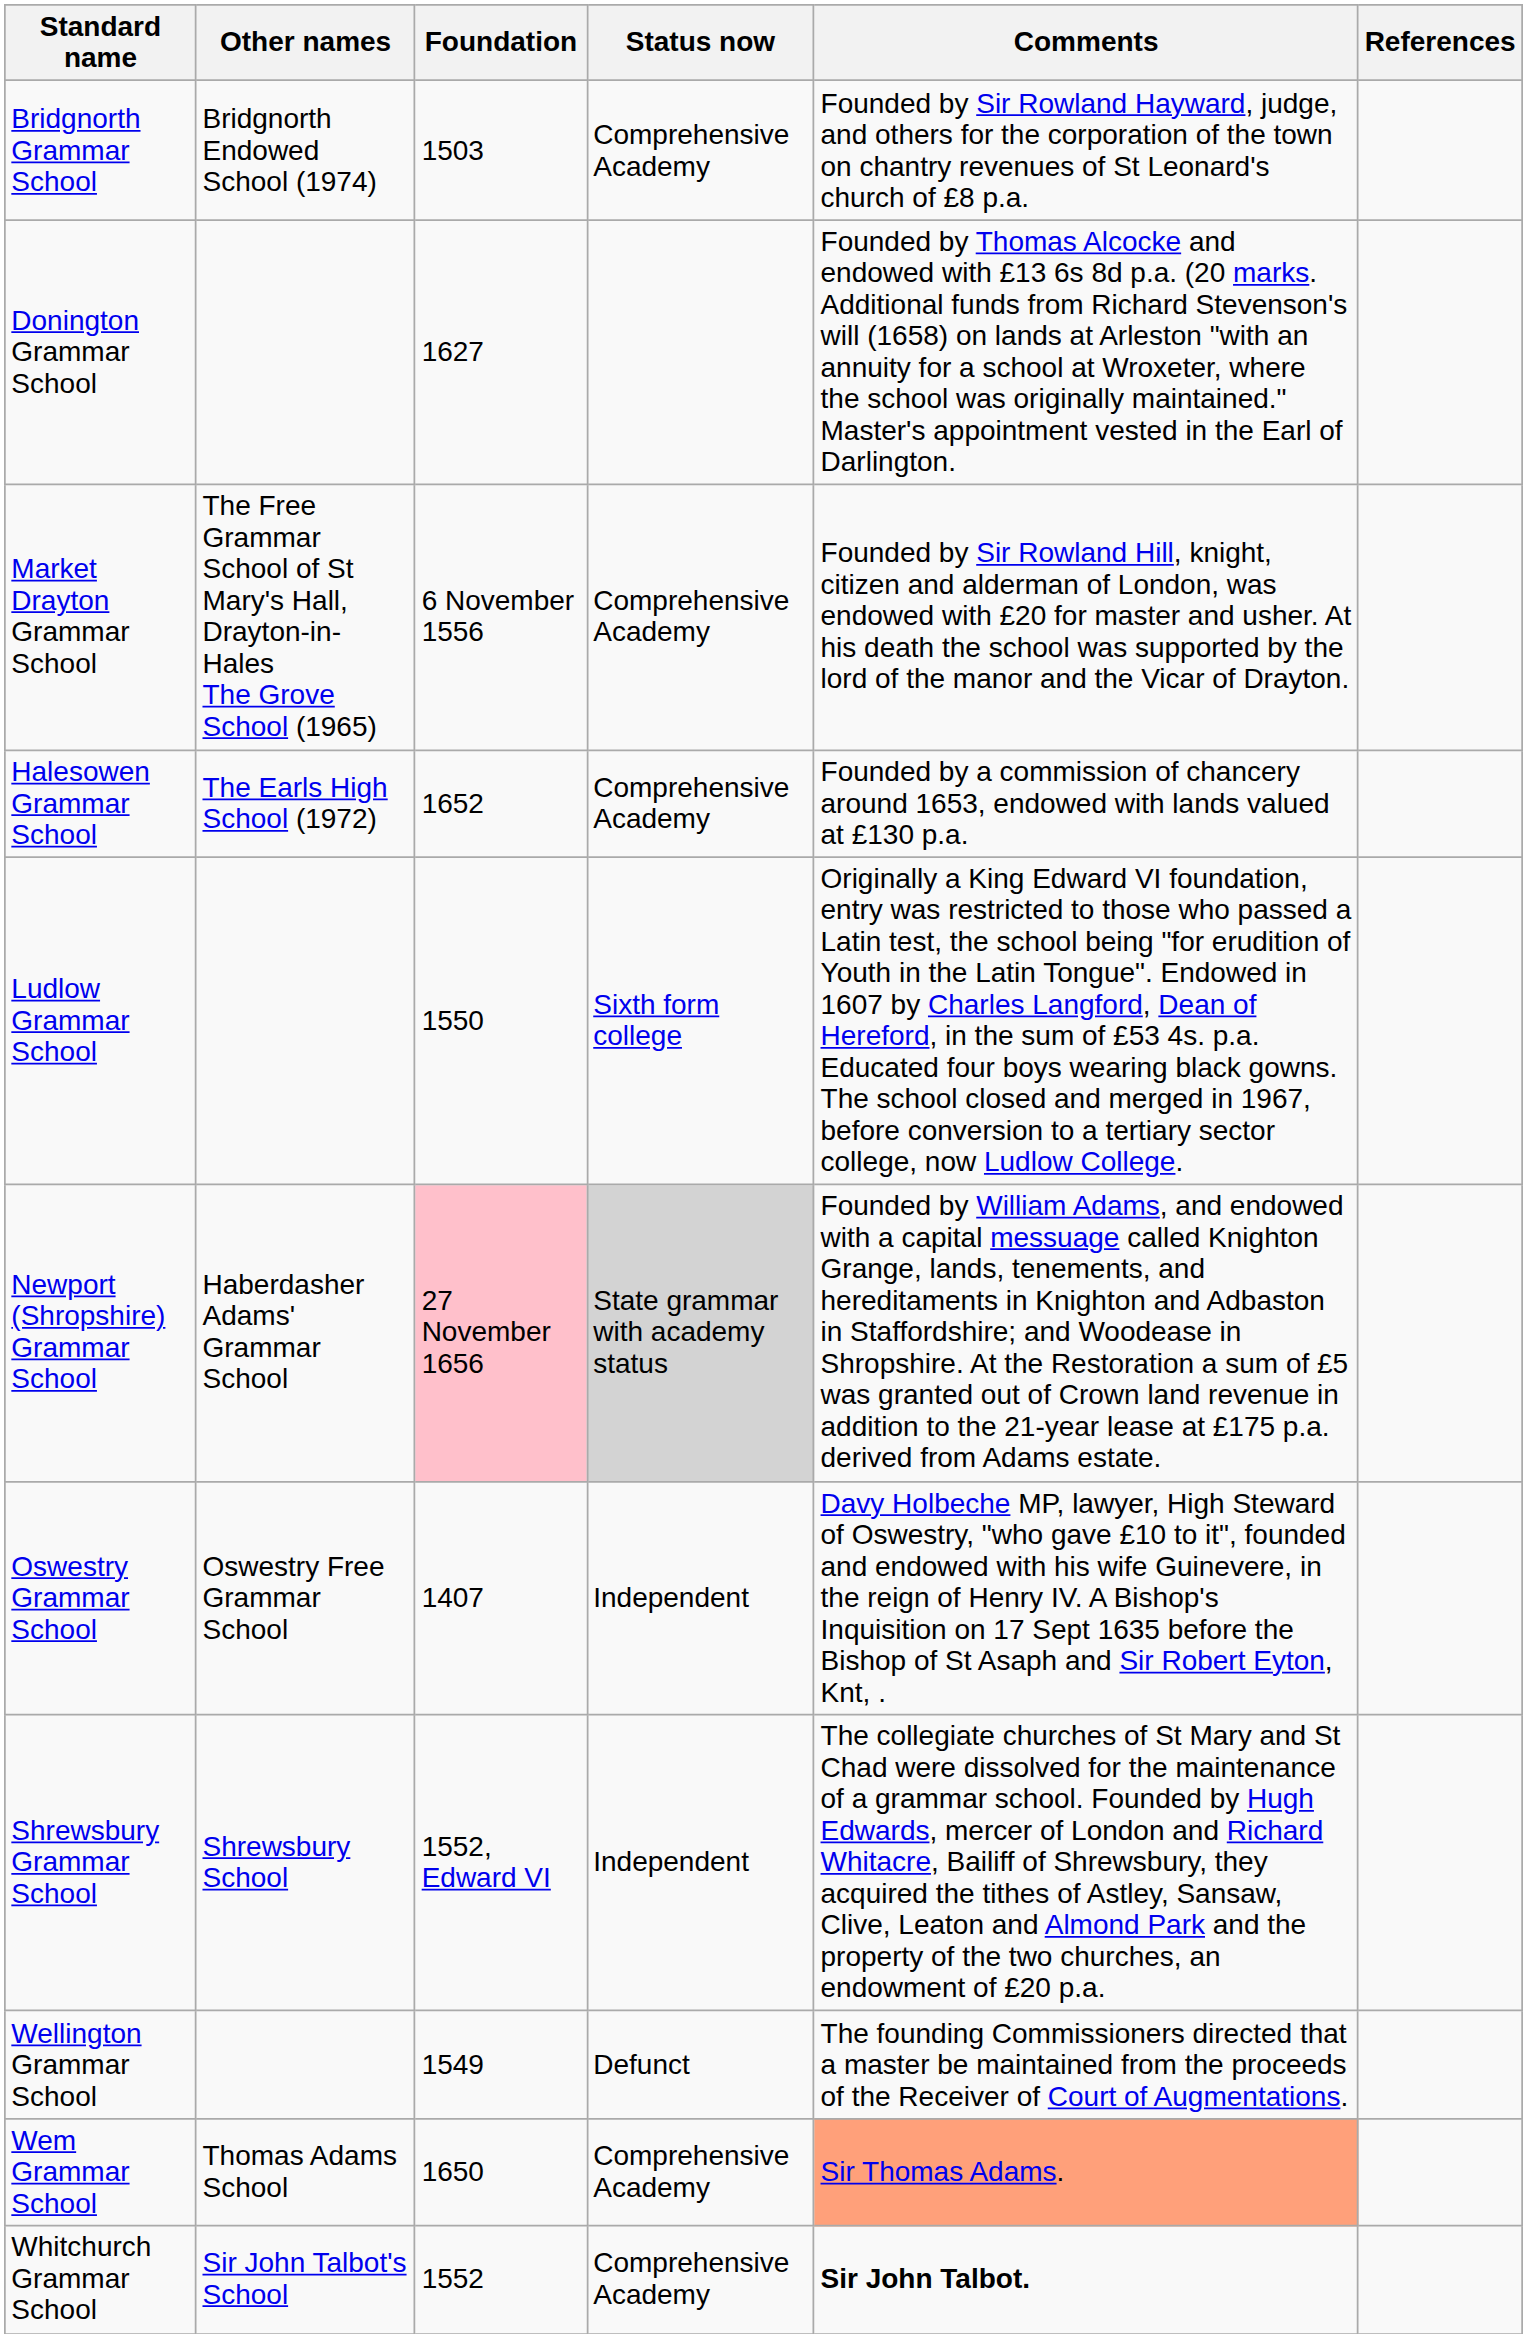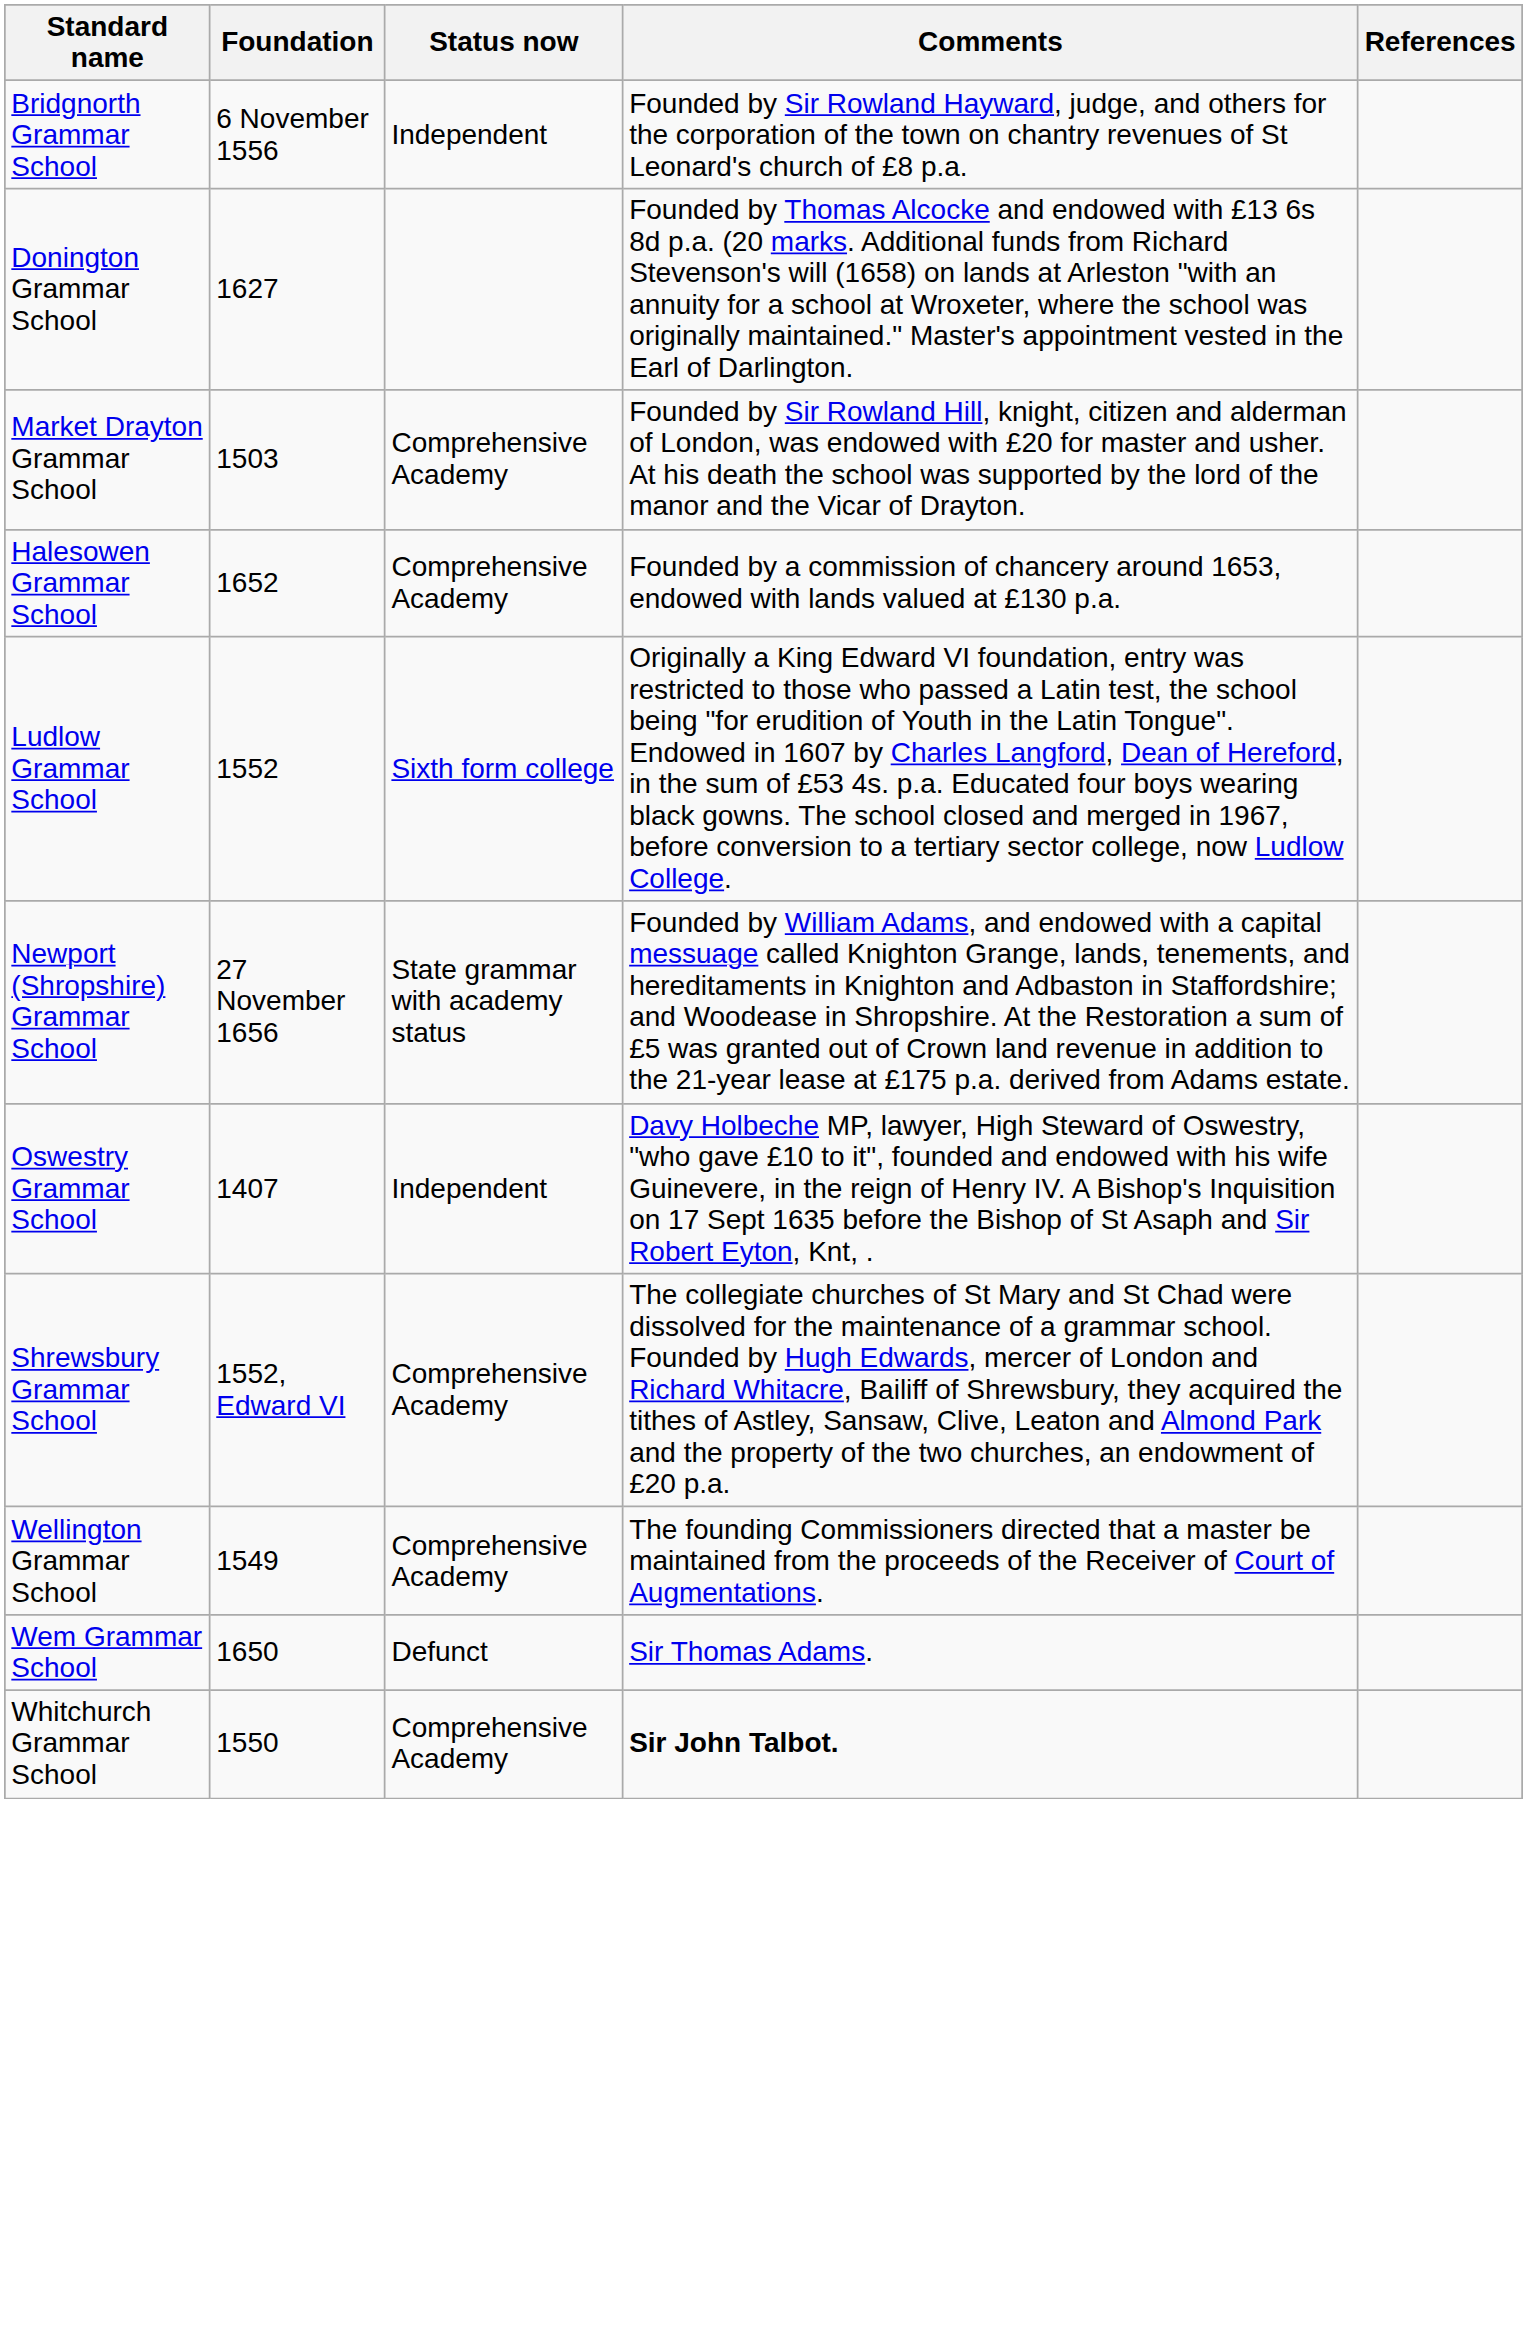- column: (306, 42)
(453, 149) 1503 -> (293, 134) 6 November 1556
(691, 149) Comprehensive Academy -> (469, 134) Independent
(498, 616) 6 November 1556 -> (247, 459) 1503
(453, 1020) 1550 -> (247, 768) 1552
(486, 1332) pink background -> (281, 1001) no background
(686, 1332) lightgrey background -> (484, 1001) no background
(671, 1862) Independent -> (489, 1389) Comprehensive Academy
(641, 2064) Defunct -> (489, 1560) Comprehensive Academy
(691, 2171) Comprehensive Academy -> (440, 1652) Defunct
(942, 2171) lightsalmon background -> (751, 1652) no background
(453, 2279) 1552 -> (247, 1743) 1550
